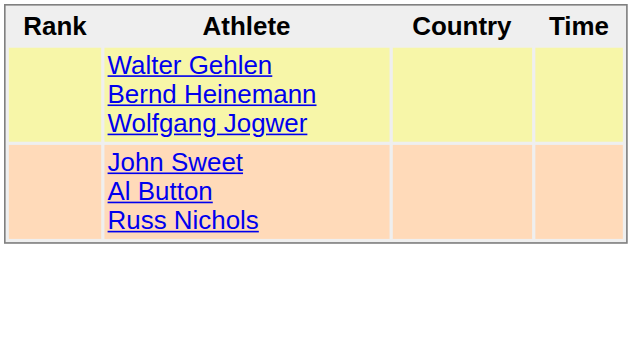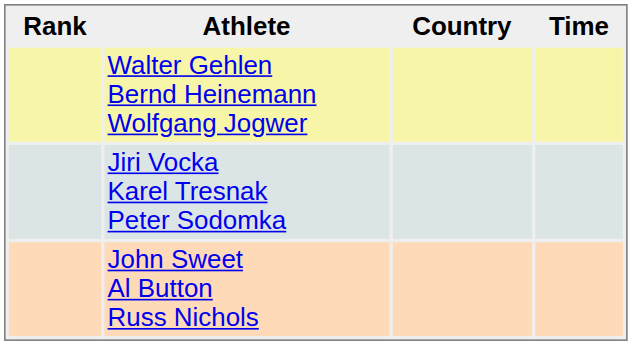+ row: (197, 191)
